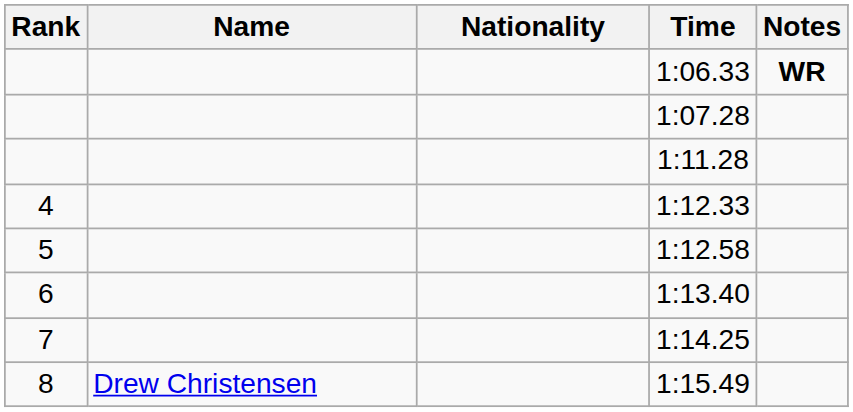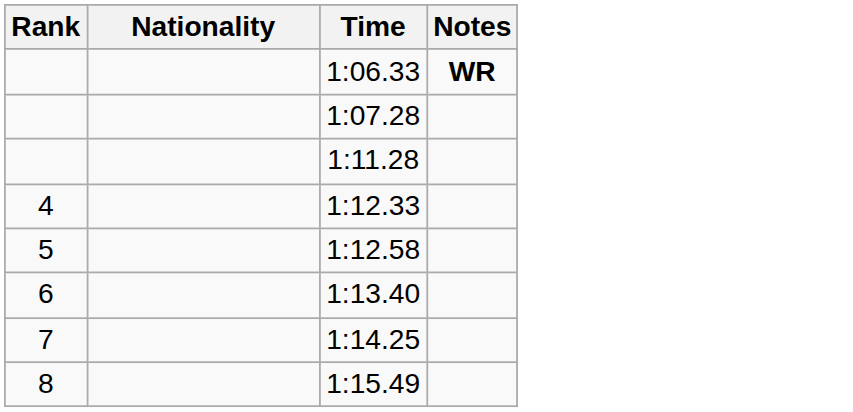- column: (252, 26)
